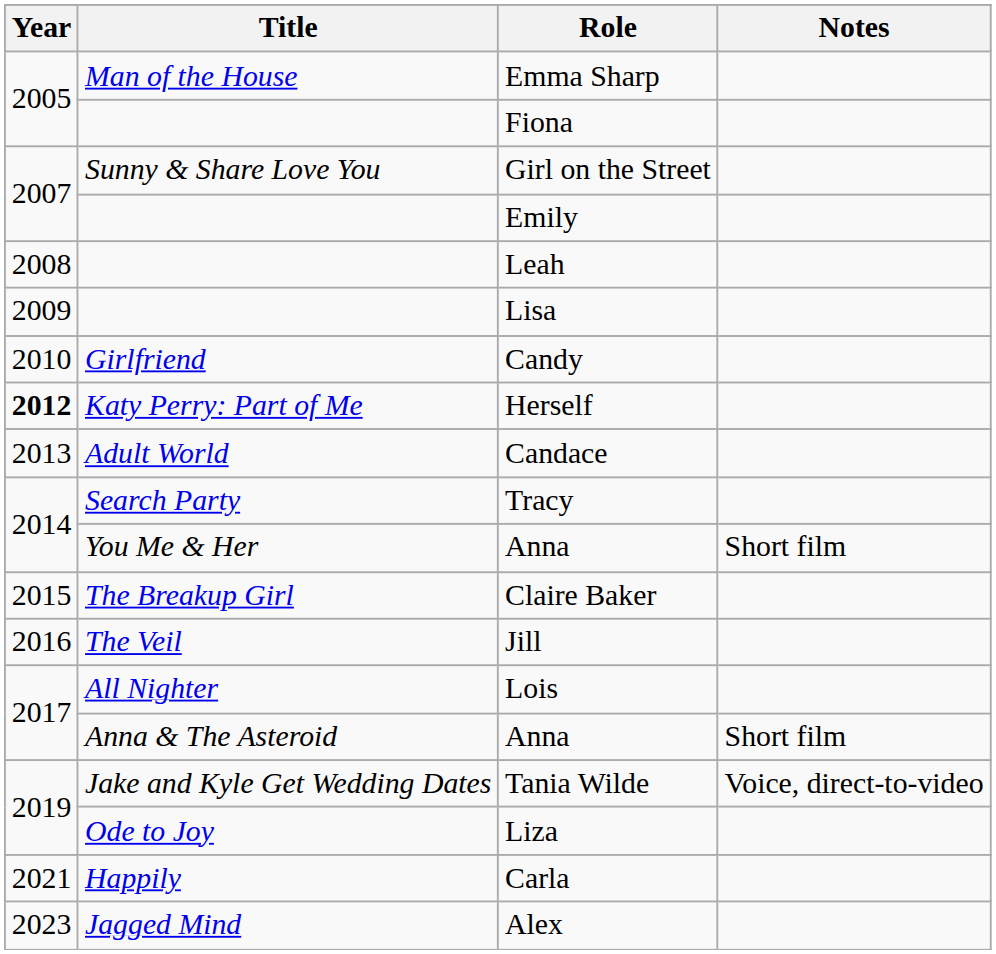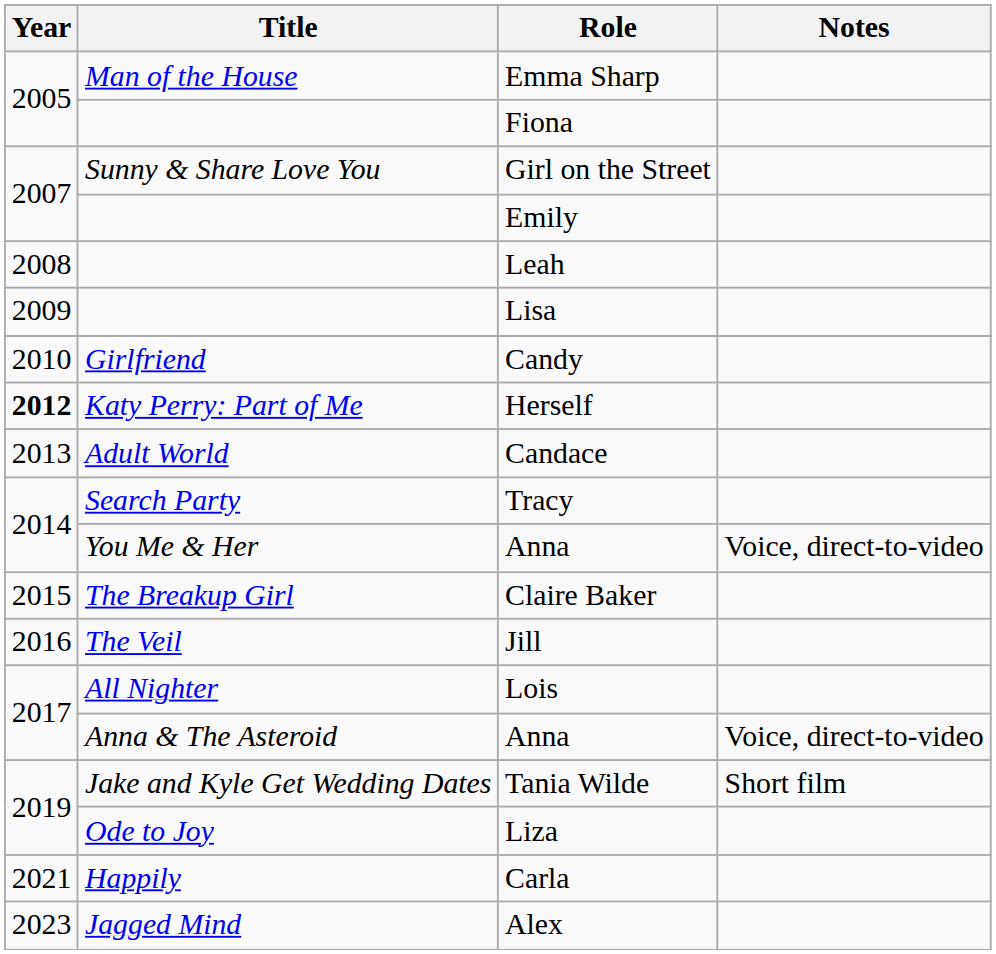(785, 547) Short film -> (854, 547) Voice, direct-to-video
(785, 736) Short film -> (854, 736) Voice, direct-to-video
(854, 783) Voice, direct-to-video -> (785, 783) Short film
